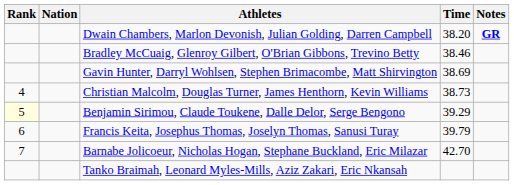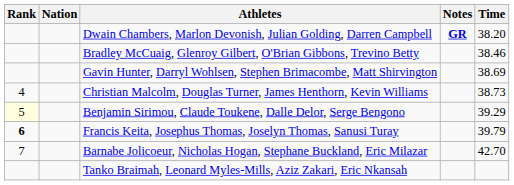columns swapped: (457, 14) <-> (491, 14)
(22, 131) normal -> (22, 131) bold
